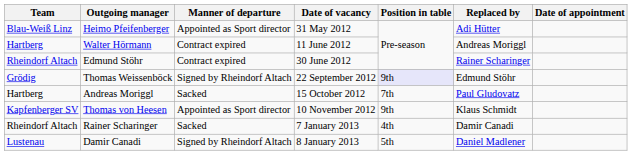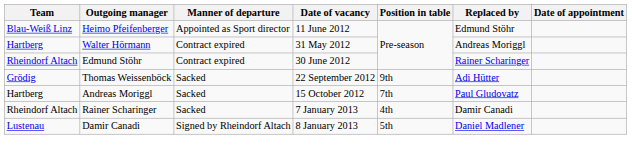(324, 28) 31 May 2012 -> (323, 28) 11 June 2012
(478, 28) Adi Hütter -> (485, 28) Edmund Stöhr
(323, 45) 11 June 2012 -> (323, 45) 31 May 2012
(234, 77) Signed by Rheindorf Altach -> (191, 77) Sacked
(387, 77) lavender background -> (386, 77) no background
(486, 77) Edmund Stöhr -> (477, 77) Adi Hütter
- row: (125, 110)
